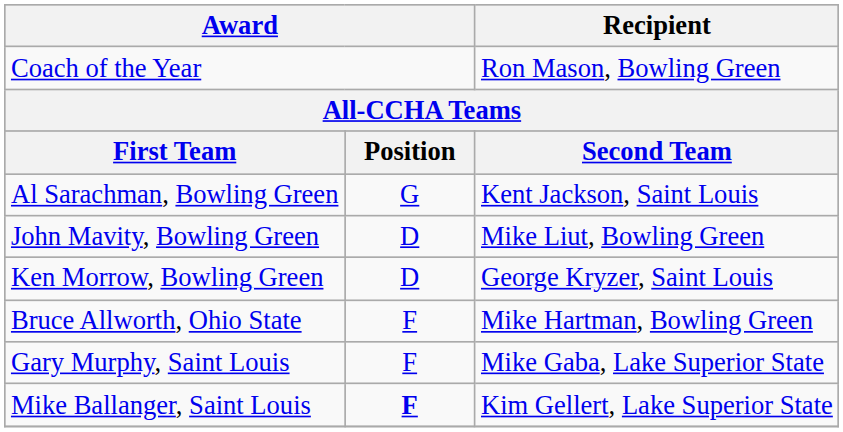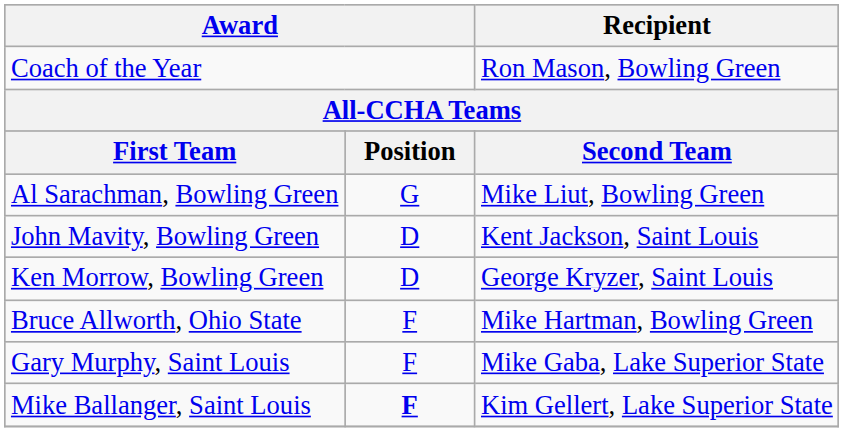(620, 194) Kent Jackson, Saint Louis -> (623, 194) Mike Liut, Bowling Green
(623, 236) Mike Liut, Bowling Green -> (620, 236) Kent Jackson, Saint Louis
